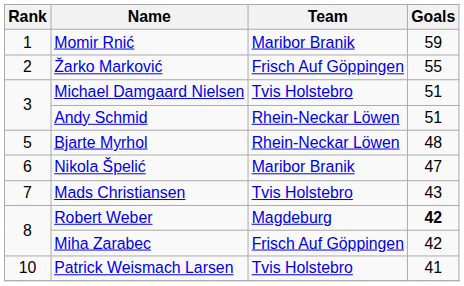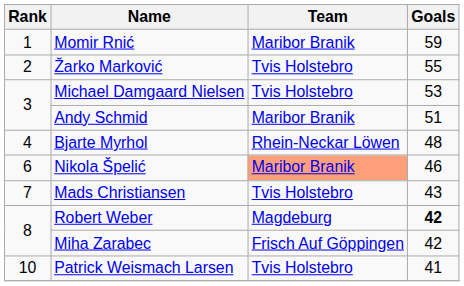(328, 67) Frisch Auf Göppingen -> (302, 67) Tvis Holstebro
(433, 92) 51 -> (433, 92) 53
(326, 117) Rhein-Neckar Löwen -> (303, 117) Maribor Branik
(28, 142) 5 -> (28, 142) 4
(303, 167) no background -> (303, 167) lightsalmon background
(433, 167) 47 -> (433, 167) 46
